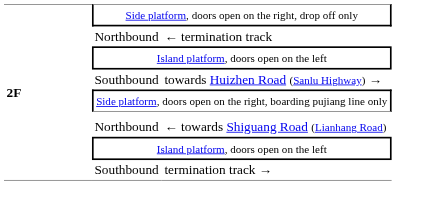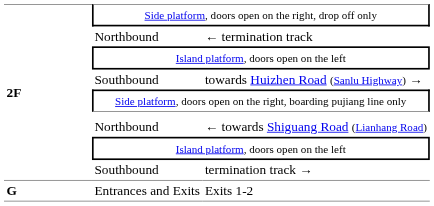+ row: (147, 190)
